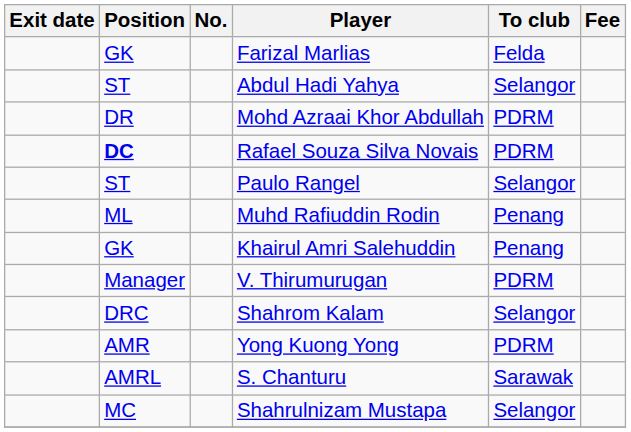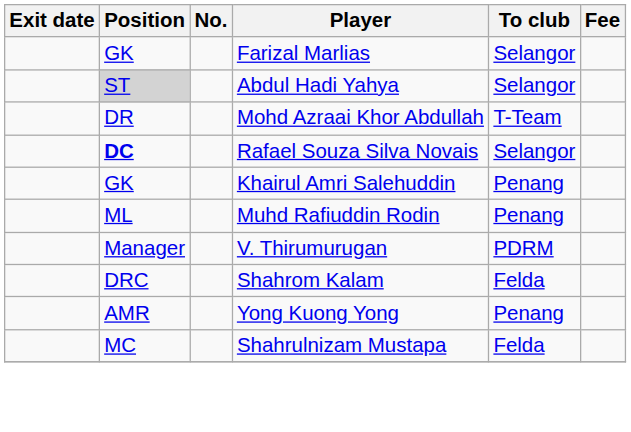(519, 53) Felda -> (534, 53) Selangor
(117, 85) no background -> (117, 85) lightgrey background
(524, 118) PDRM -> (528, 118) T-Team
(524, 150) PDRM -> (534, 150) Selangor
- row: (298, 183)
rows swapped: (338, 215) <-> (346, 248)
(534, 313) Selangor -> (519, 280) Felda
(524, 345) PDRM -> (529, 313) Penang
- row: (292, 378)
(534, 410) Selangor -> (519, 345) Felda
